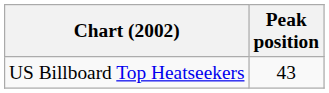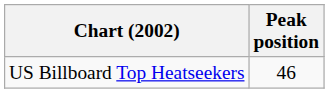(286, 72) 43 -> (286, 72) 46
